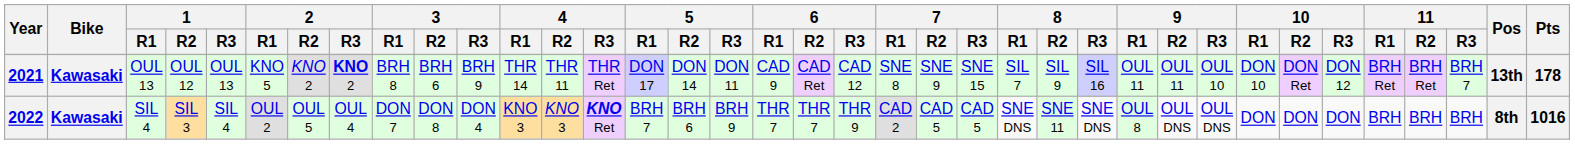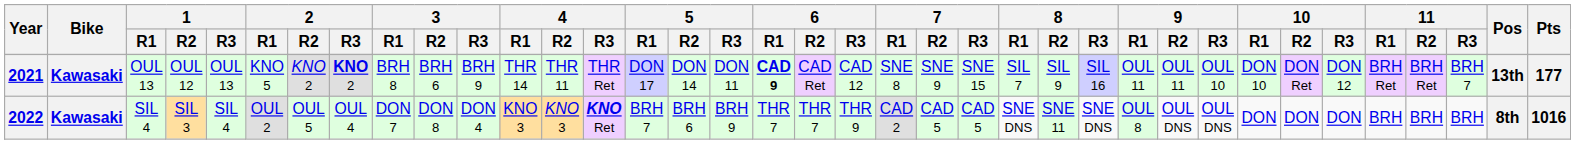(773, 74) normal -> (774, 75) bold
(1548, 75) 178 -> (1549, 75) 177
